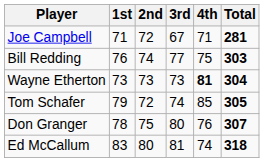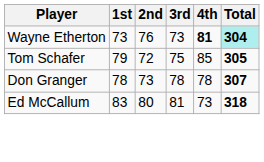- row: (50, 37)
- row: (44, 59)
(146, 80) 73 -> (146, 37) 76
(235, 80) no background -> (235, 37) paleturquoise background
(177, 102) 74 -> (177, 59) 75
(146, 124) 75 -> (146, 80) 73
(177, 124) 80 -> (177, 80) 78
(205, 124) 76 -> (205, 80) 78
(205, 146) 74 -> (205, 102) 73
